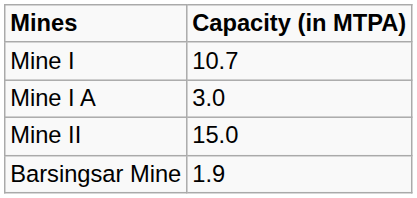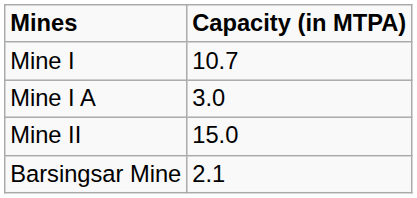(209, 173) 1.9 -> (209, 173) 2.1
